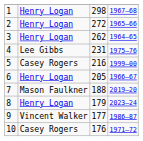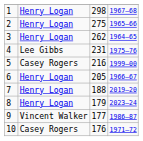(99, 24) 272 -> (99, 24) 275
(54, 90) Mason Faulkner -> (46, 90) Henry Logan
